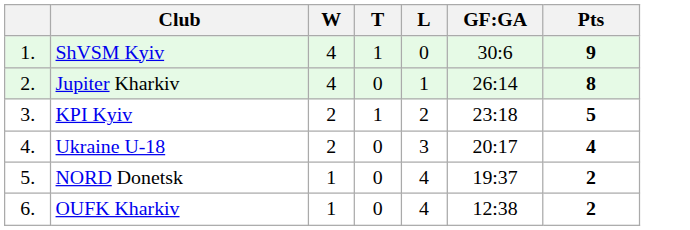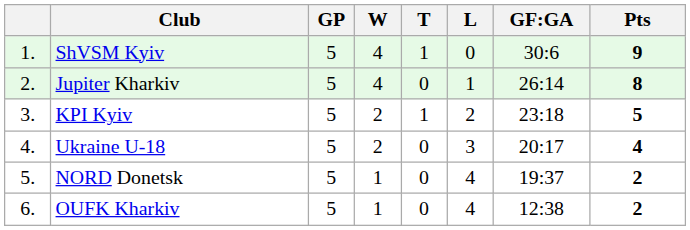+ column: (331, 20)
